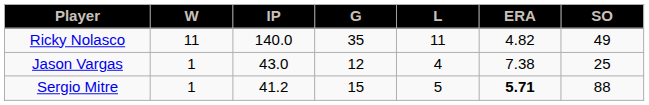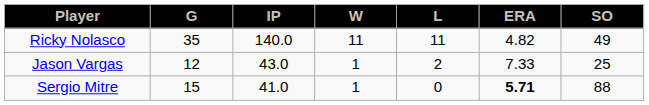columns swapped: (356, 16) <-> (192, 16)
(438, 64) 4 -> (438, 64) 2
(520, 64) 7.38 -> (520, 64) 7.33
(274, 87) 41.2 -> (274, 87) 41.0
(438, 87) 5 -> (438, 87) 0
